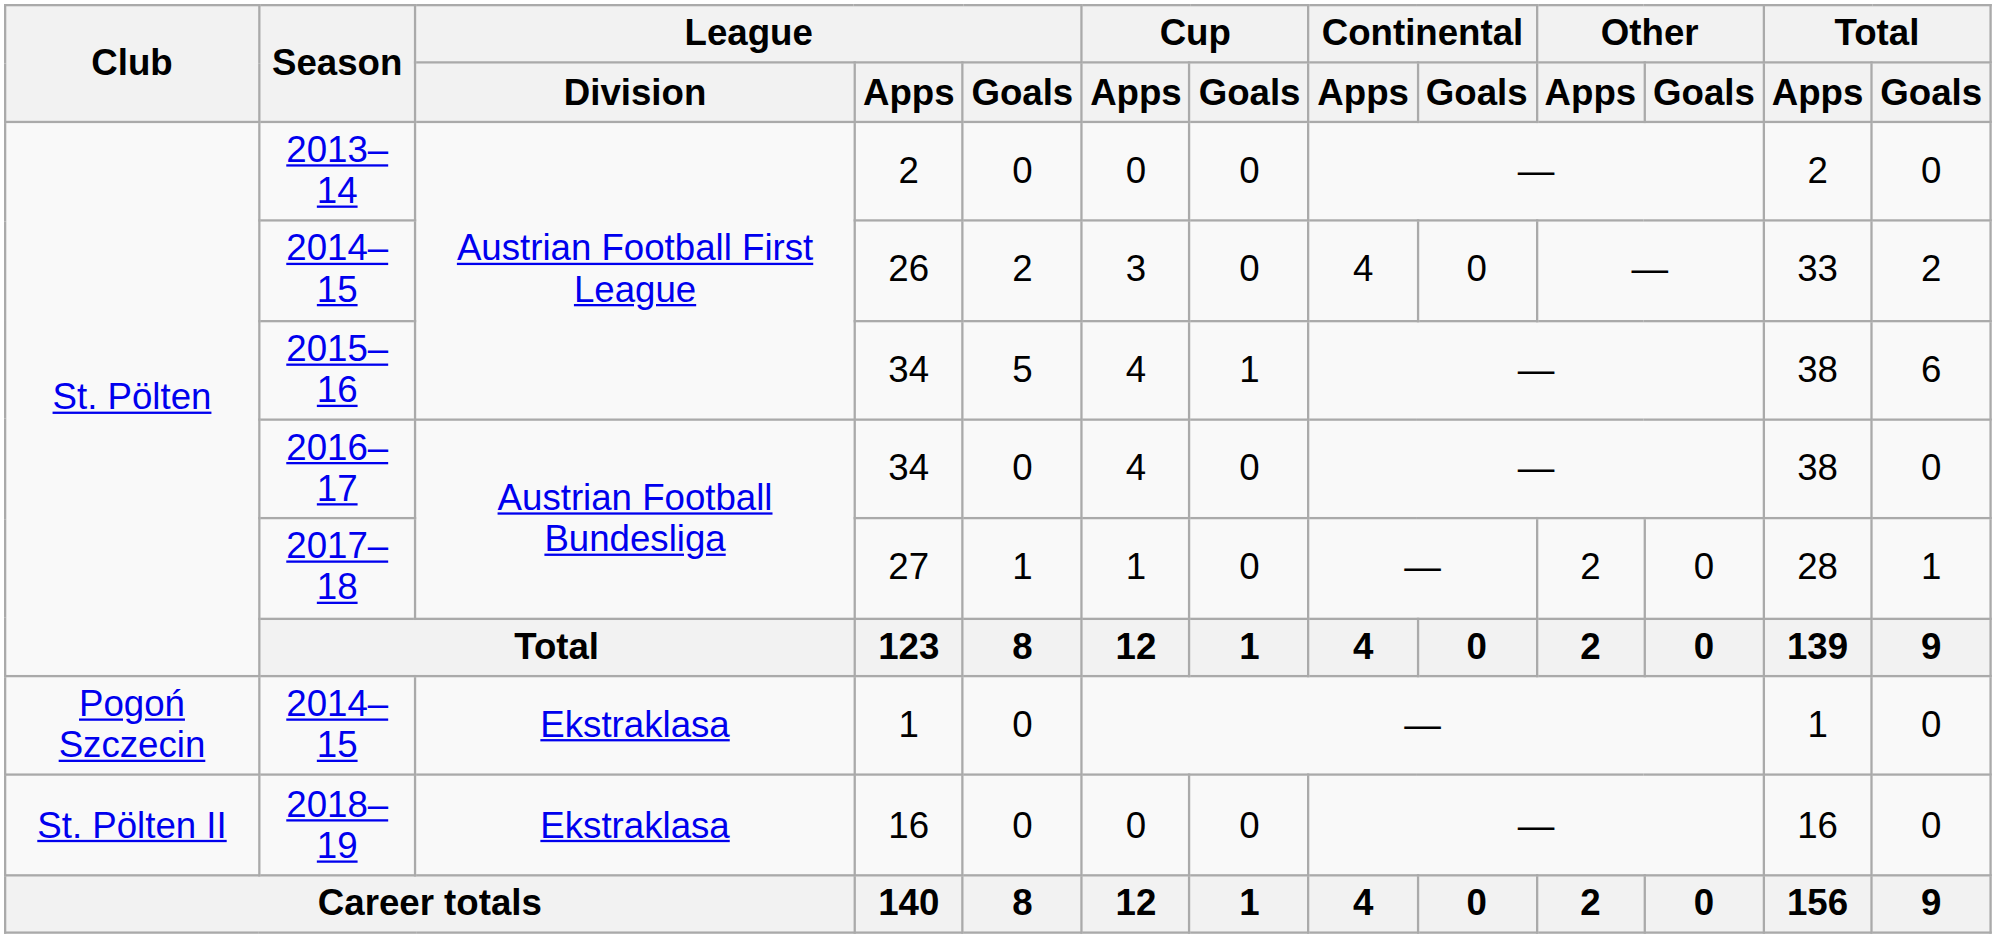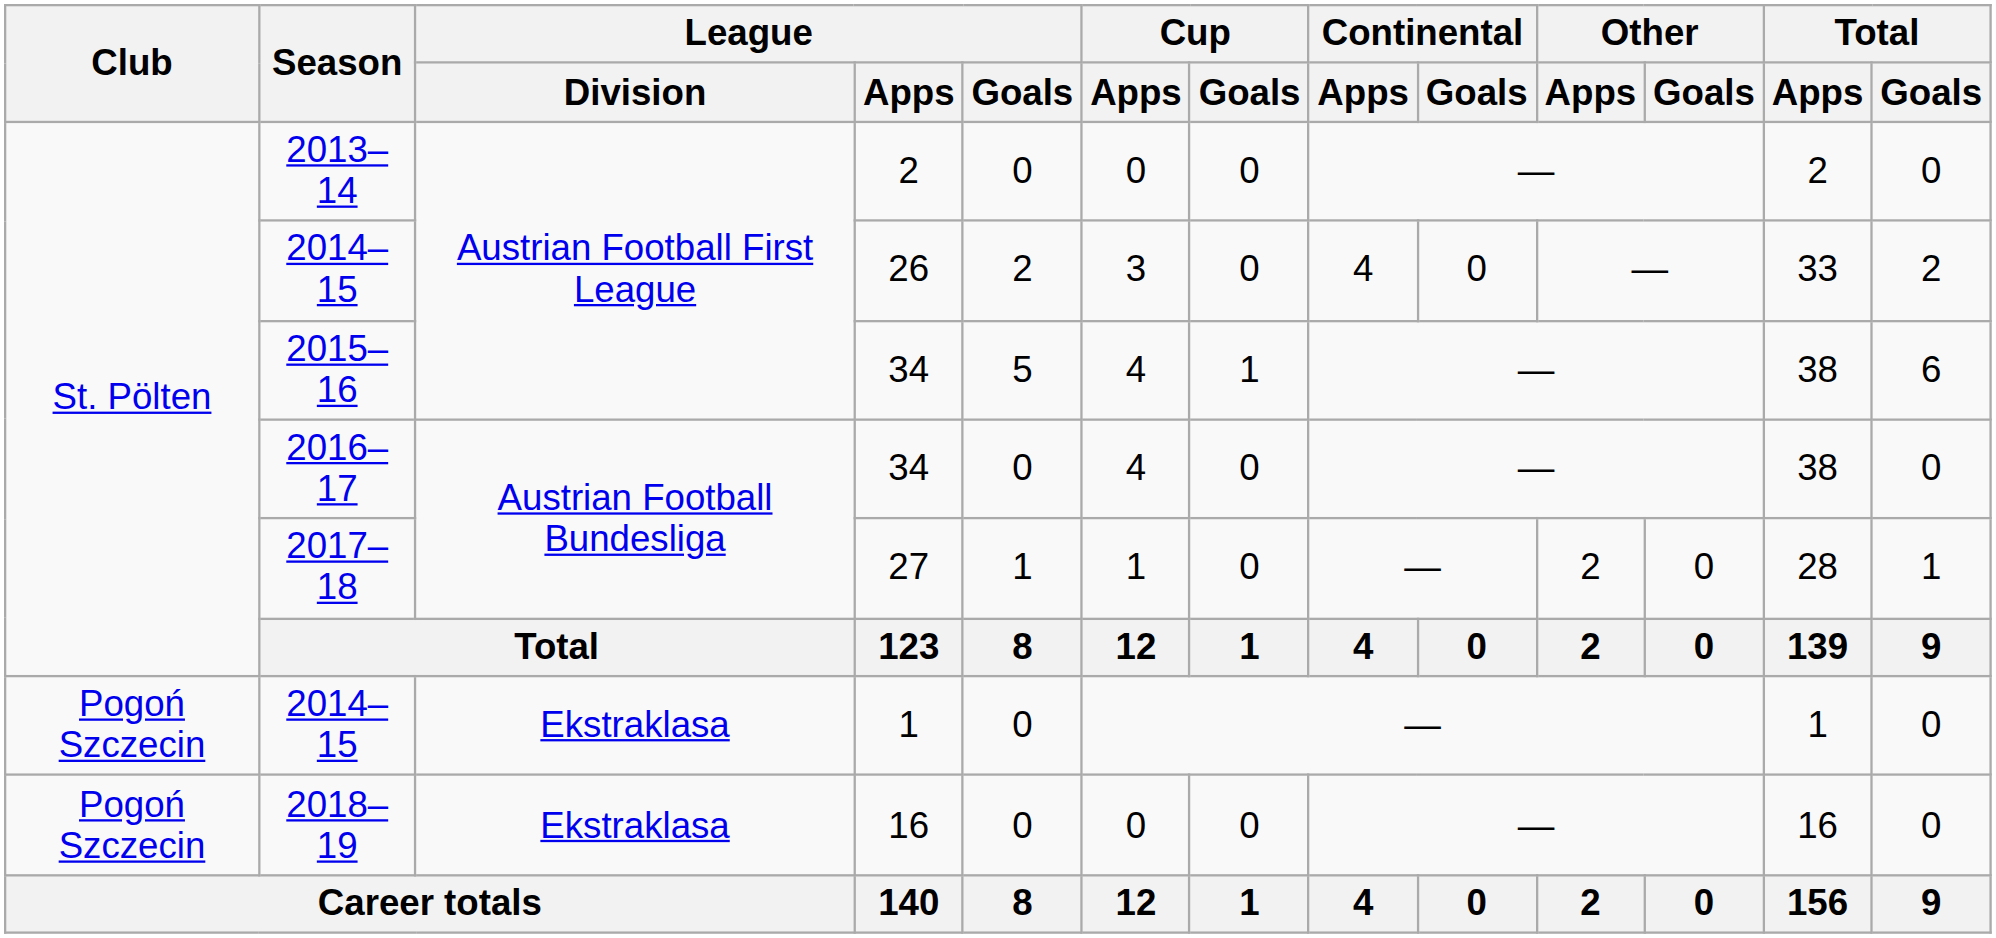(132, 824) St. Pölten II -> (132, 824) Pogoń Szczecin
